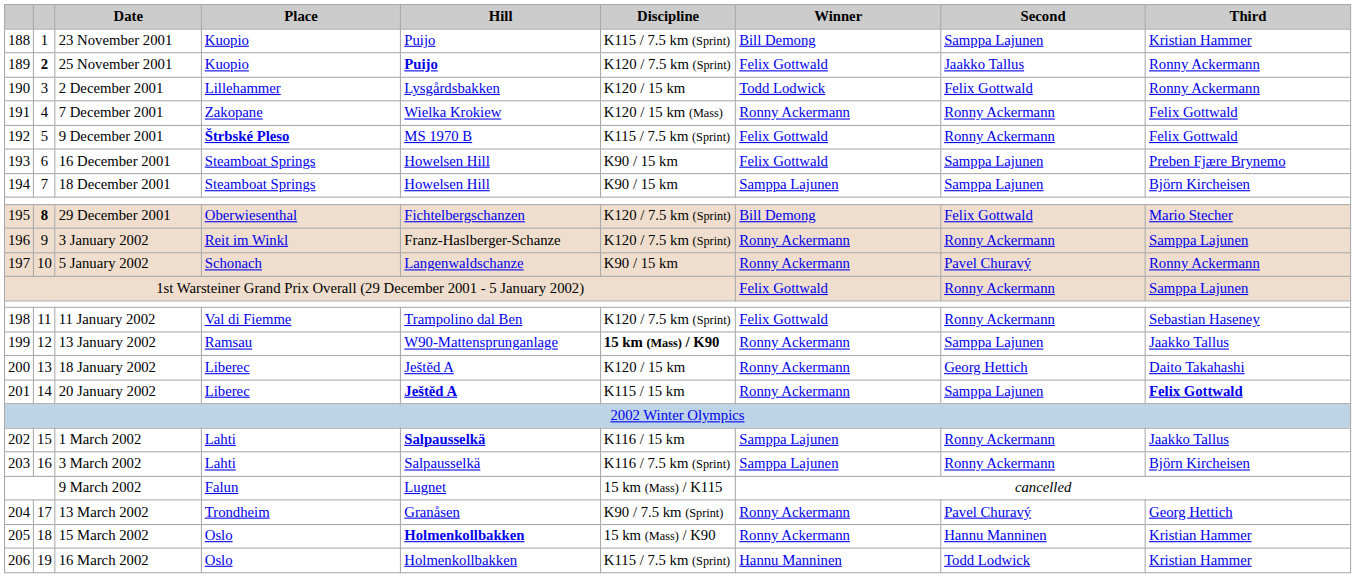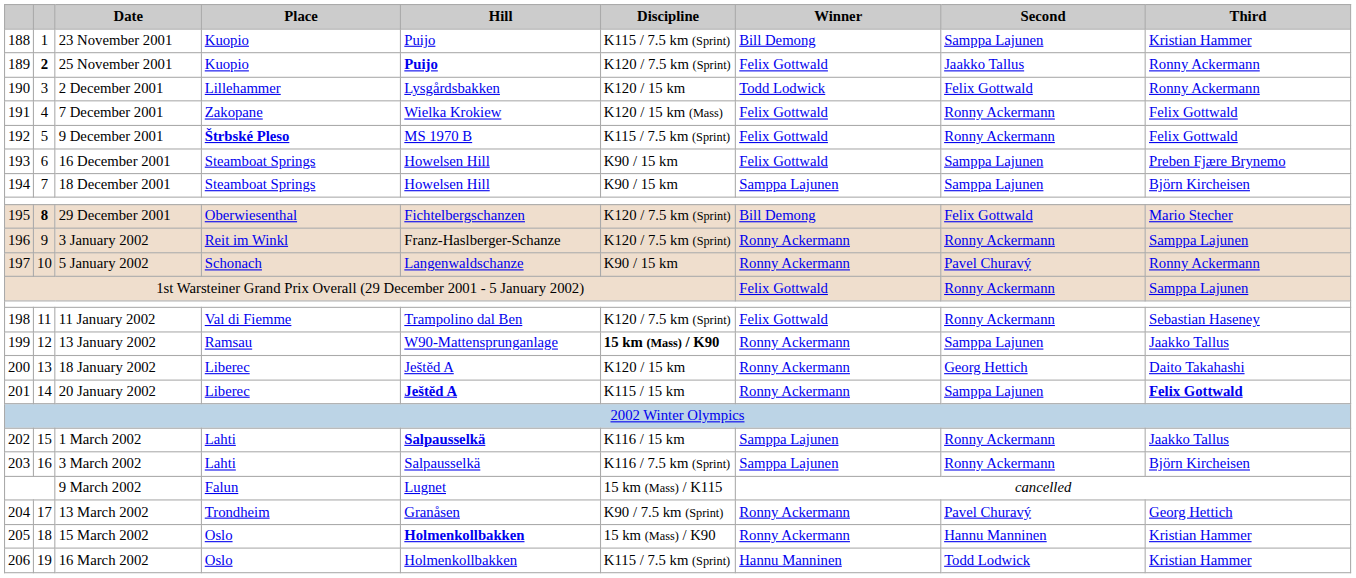(795, 112) Ronny Ackermann -> (784, 112) Felix Gottwald
